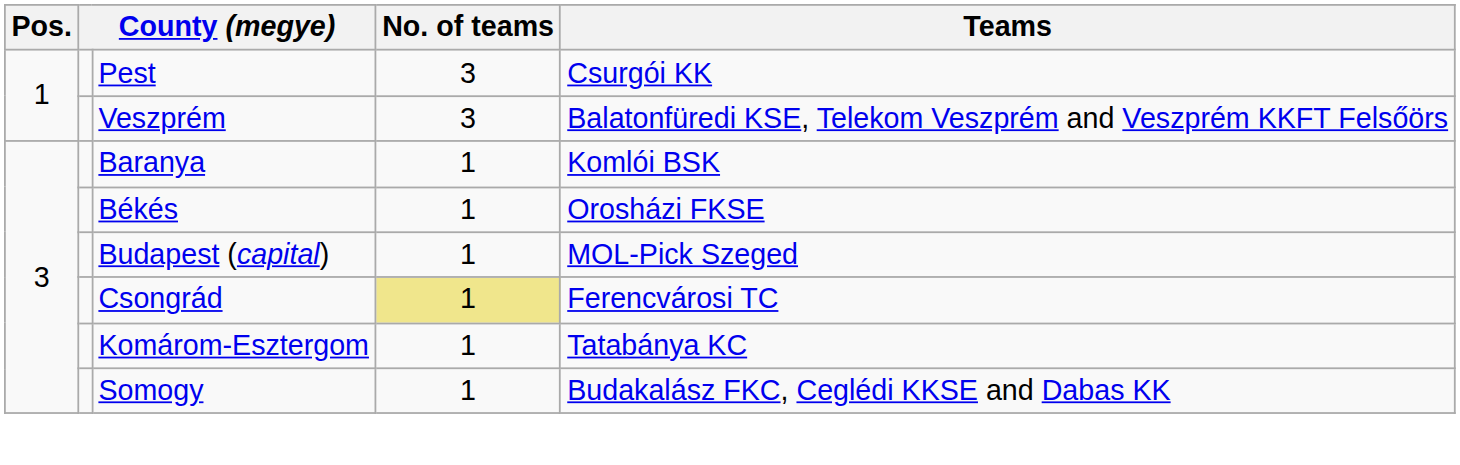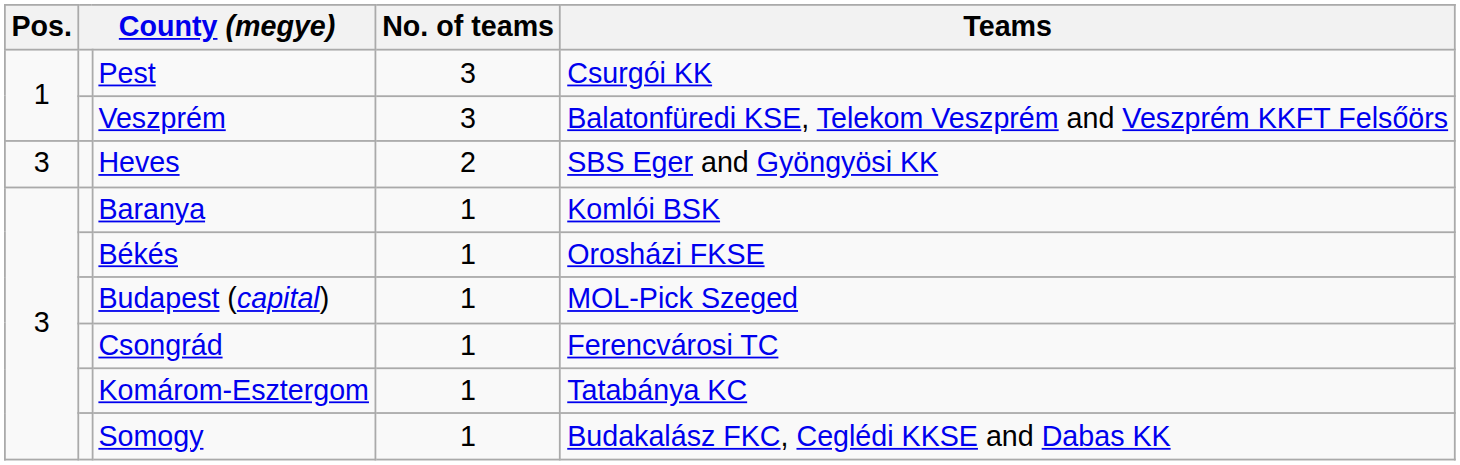+ row: (139, 163)
(468, 299) khaki background -> (468, 345) no background
